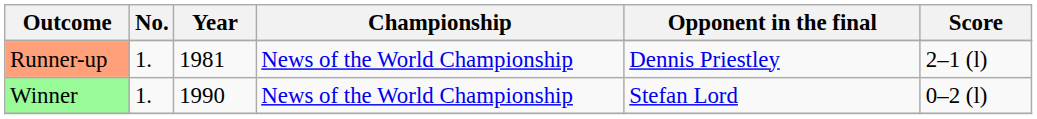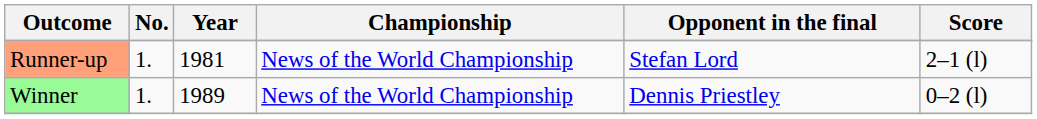(705, 58) Dennis Priestley -> (684, 58) Stefan Lord
(202, 95) 1990 -> (202, 95) 1989
(684, 95) Stefan Lord -> (705, 95) Dennis Priestley
